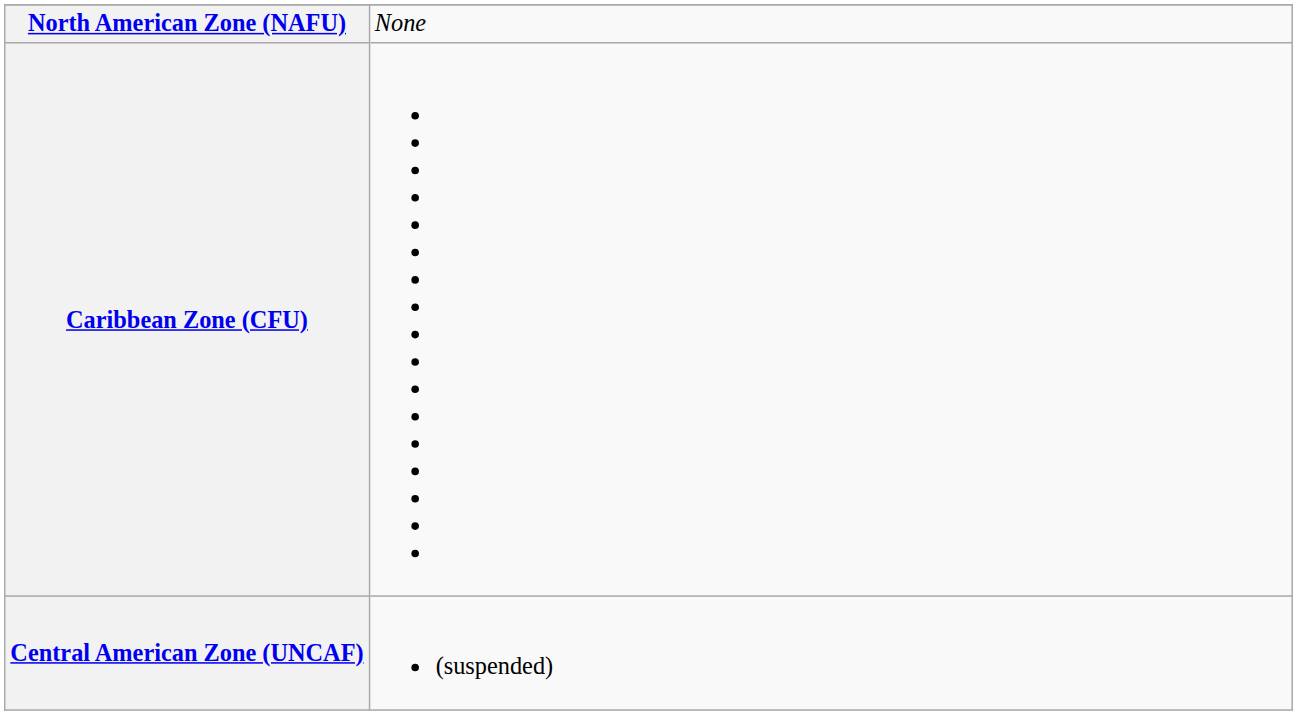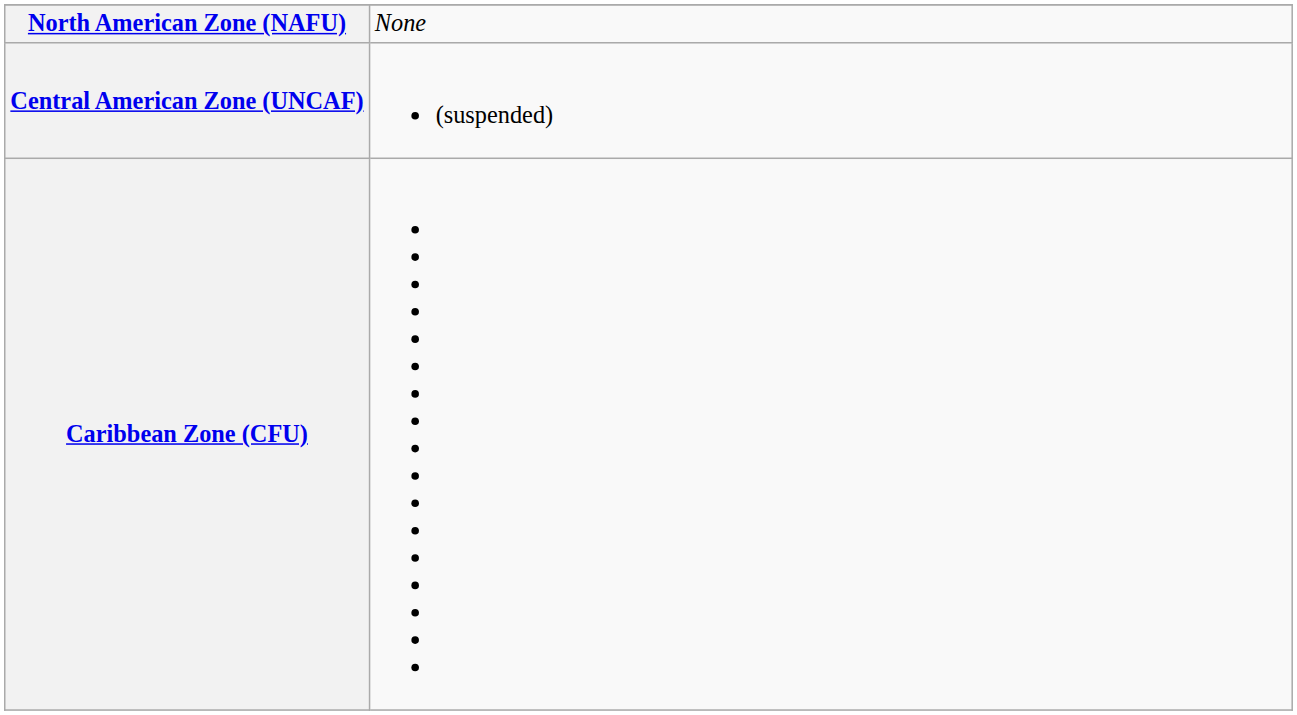rows swapped: (187, 652) <-> (187, 319)
